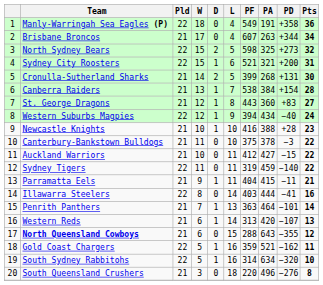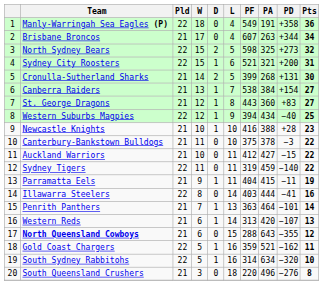(310, 90) 28 -> (310, 90) 27
(310, 116) 24 -> (310, 116) 25
(310, 182) 21 -> (310, 182) 19
